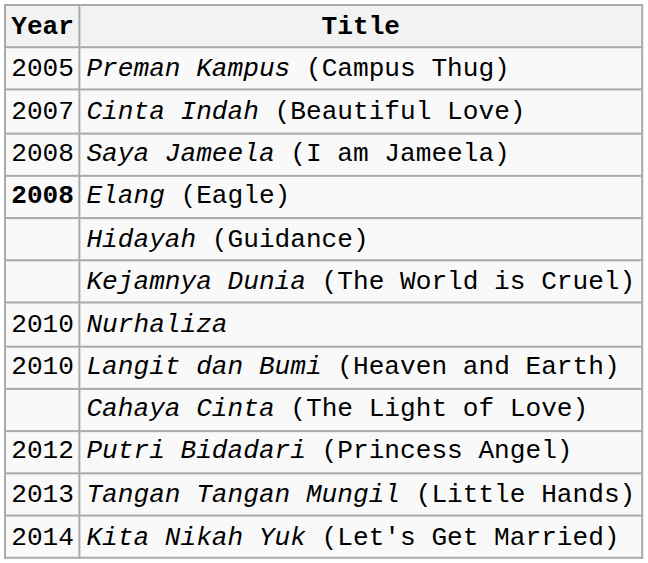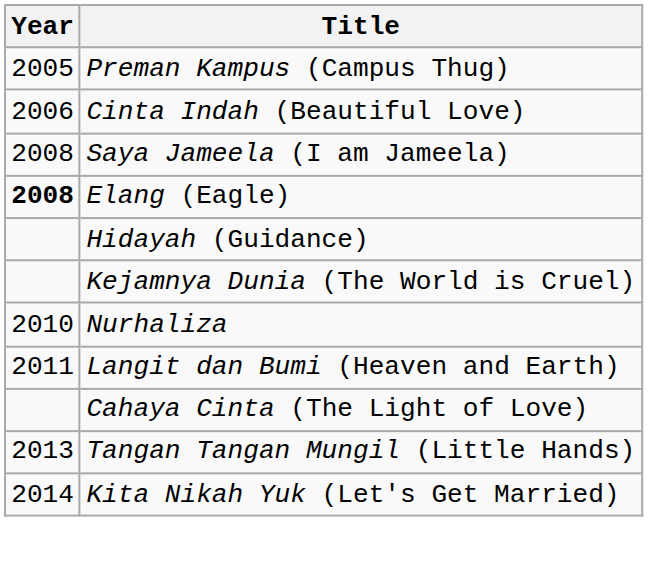(43, 111) 2007 -> (43, 111) 2006
(43, 367) 2010 -> (43, 367) 2011
- row: (329, 452)
